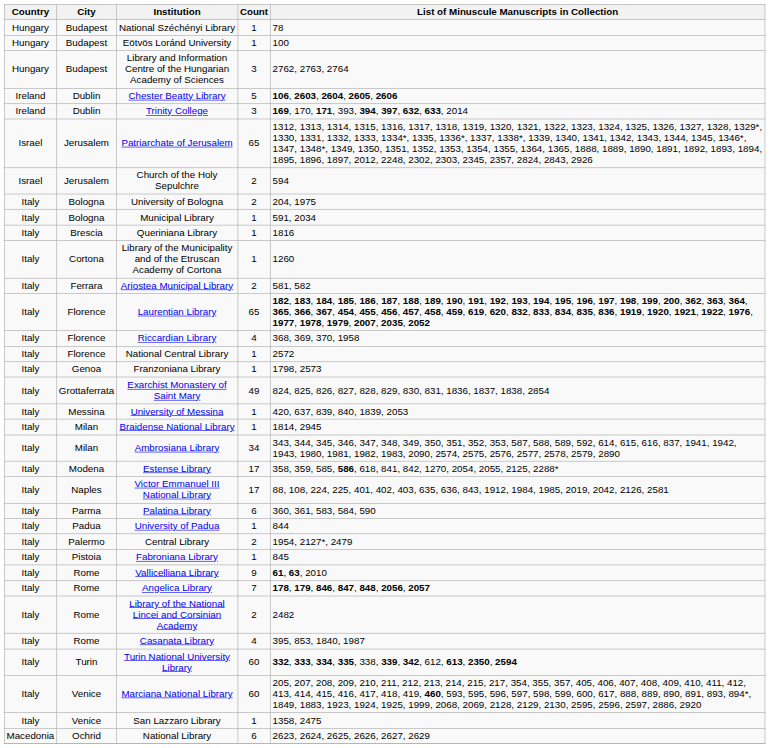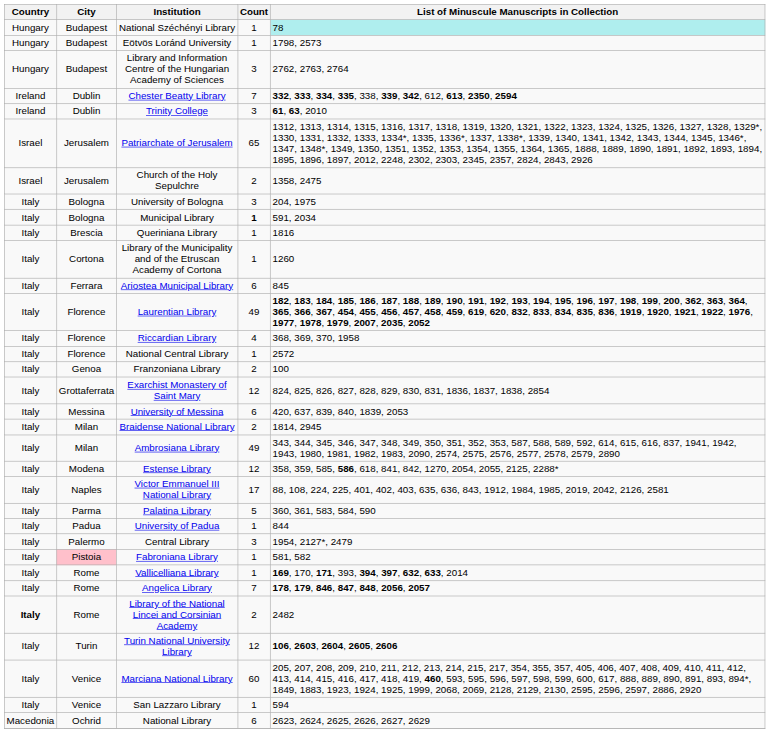(278, 27) no background -> (278, 27) paleturquoise background
(281, 43) 100 -> (297, 43) 1798, 2573
(254, 96) 5 -> (254, 96) 7
(335, 96) 106, 2603, 2604, 2605, 2606 -> (395, 96) 332, 333, 334, 335, 338, 339, 342, 612, 613, 2350, 2594
(370, 111) 169, 170, 171, 393, 394, 397, 632, 633, 2014 -> (300, 111) 61, 63, 2010
(281, 180) 594 -> (297, 180) 1358, 2475
(254, 201) 2 -> (254, 201) 3
(254, 217) normal -> (254, 217) bold
(254, 285) 2 -> (254, 285) 6
(292, 285) 581, 582 -> (281, 285) 845
(254, 312) 65 -> (254, 312) 49
(254, 369) 1 -> (254, 369) 2
(297, 369) 1798, 2573 -> (281, 369) 100
(254, 390) 49 -> (254, 390) 12
(254, 411) 1 -> (254, 411) 6
(254, 427) 1 -> (254, 427) 2
(254, 448) 34 -> (254, 448) 49
(254, 469) 17 -> (254, 469) 12
(254, 510) 6 -> (254, 510) 5
(254, 541) 2 -> (254, 541) 3
(86, 557) no background -> (86, 557) pink background
(281, 557) 845 -> (292, 557) 581, 582
(254, 572) 9 -> (254, 572) 1
(300, 572) 61, 63, 2010 -> (370, 572) 169, 170, 171, 393, 394, 397, 632, 633, 2014
(30, 614) normal -> (30, 614) bold
- row: (177, 641)
(254, 662) 60 -> (254, 646) 12
(395, 662) 332, 333, 334, 335, 338, 339, 342, 612, 613, 2350, 2594 -> (335, 646) 106, 2603, 2604, 2605, 2606
(297, 720) 1358, 2475 -> (281, 705) 594
